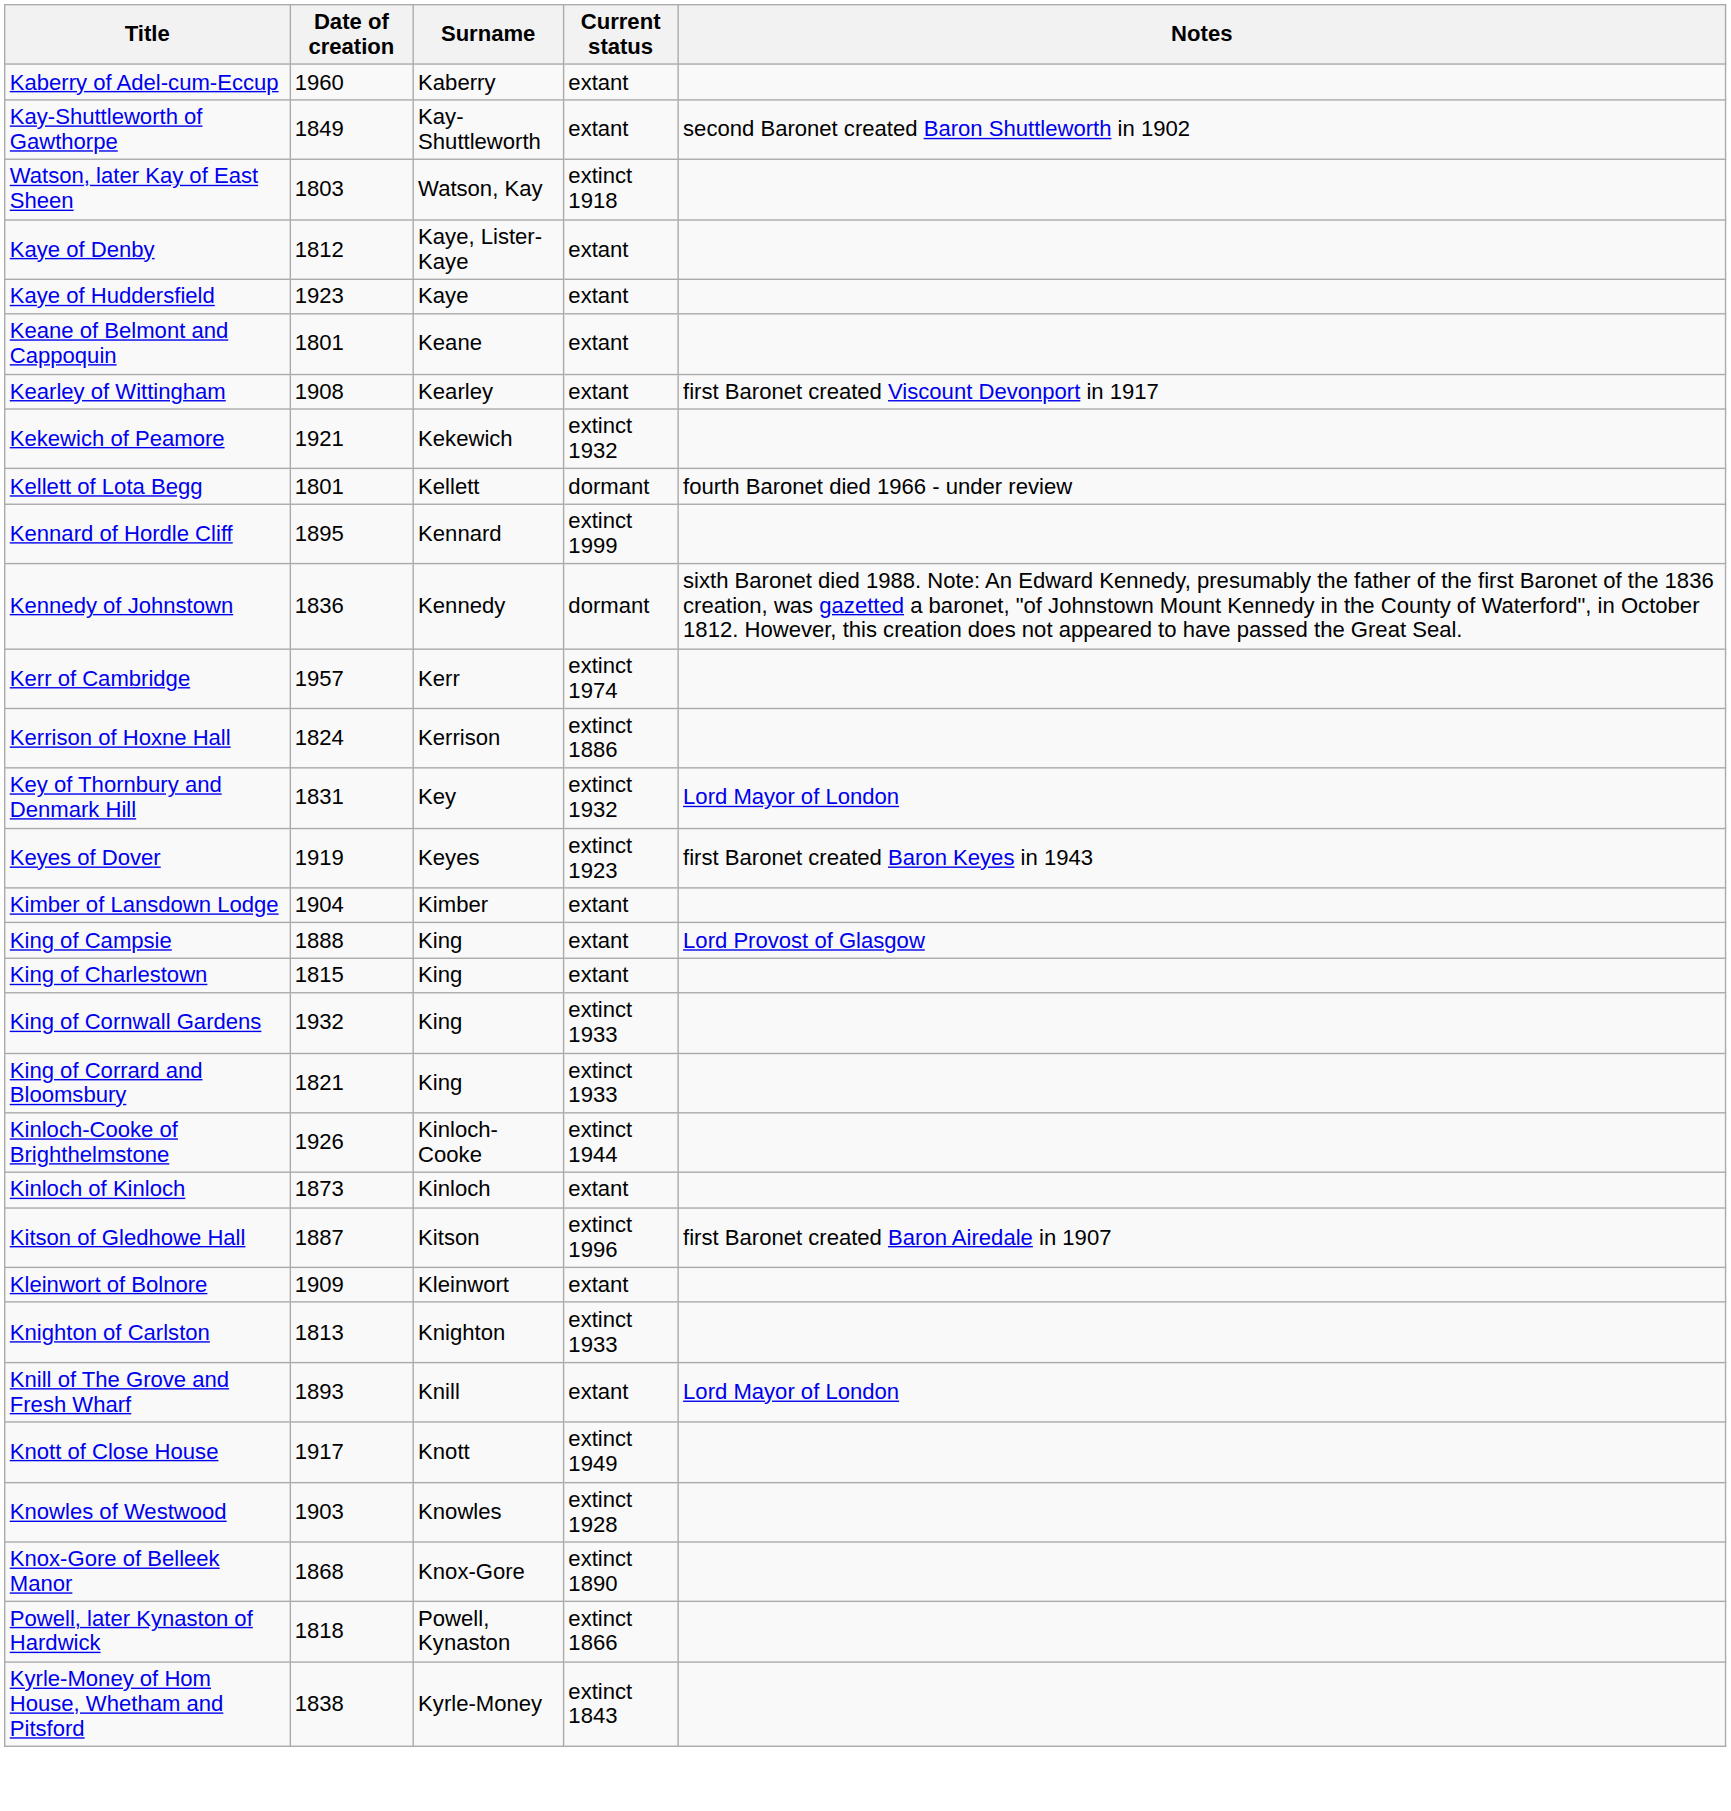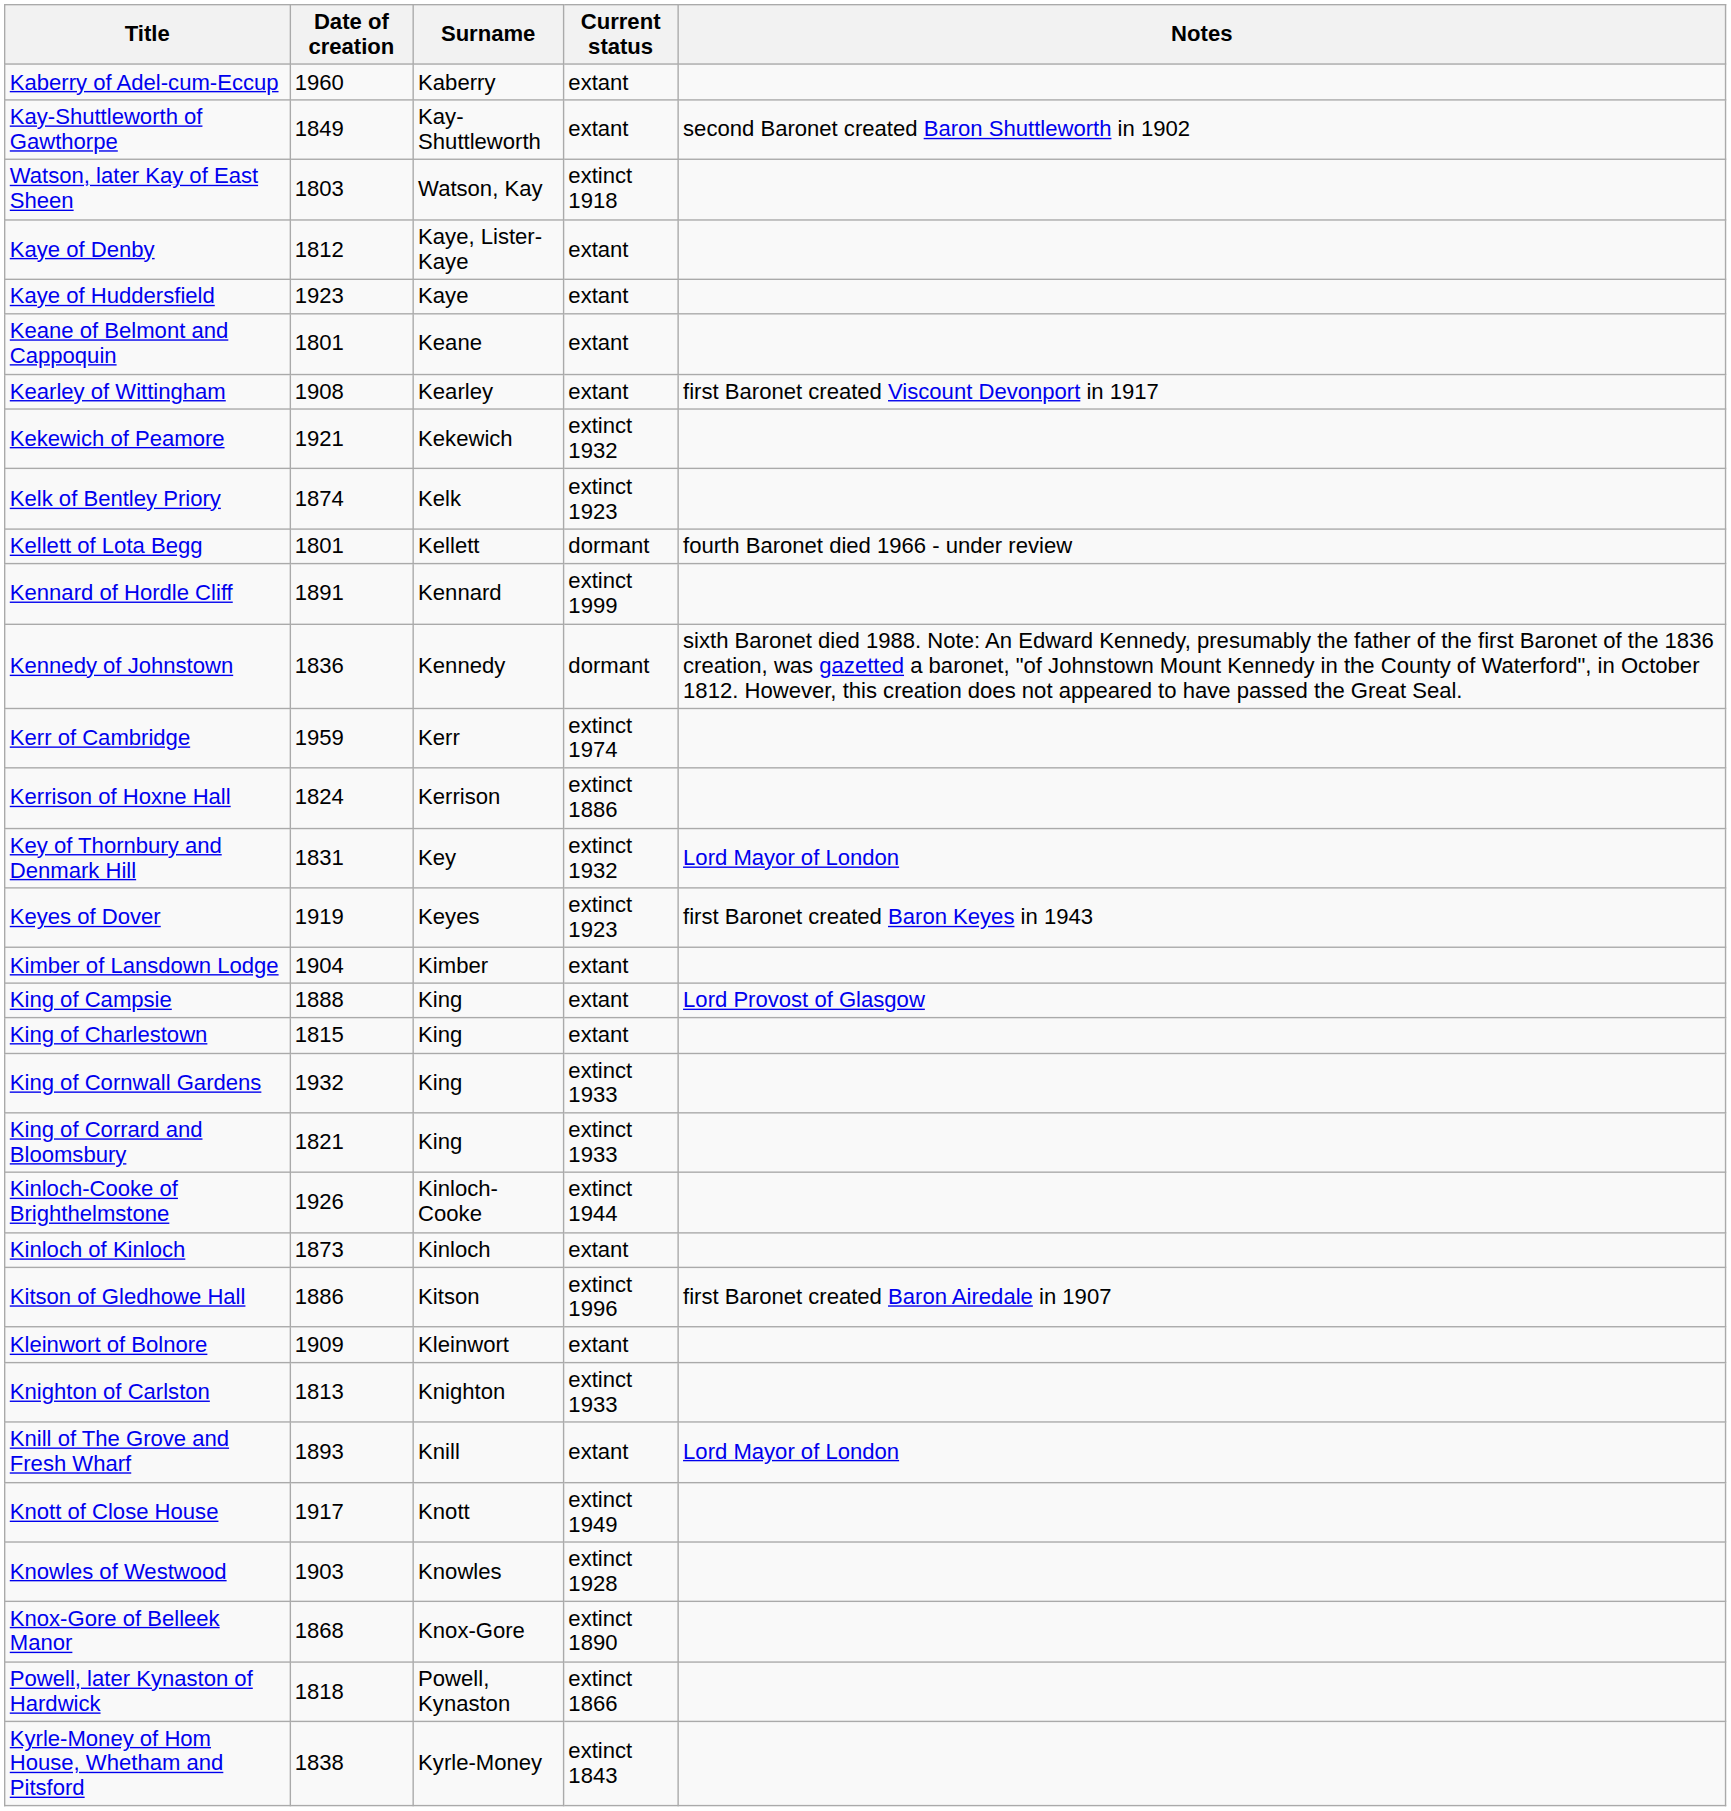+ row: (115, 498)
(319, 533) 1895 -> (319, 593) 1891
(319, 678) 1957 -> (319, 738) 1959
(319, 1237) 1887 -> (319, 1297) 1886
